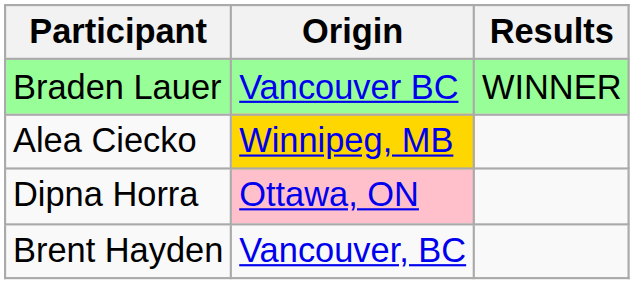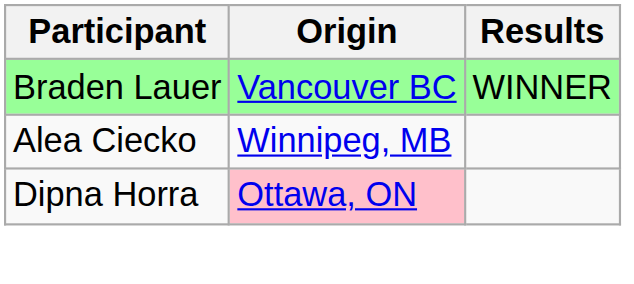(346, 140) gold background -> (344, 140) no background
- row: (118, 250)
